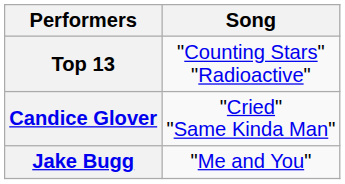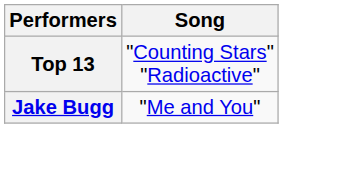- row: (83, 118)
